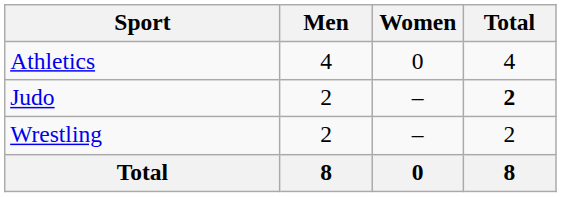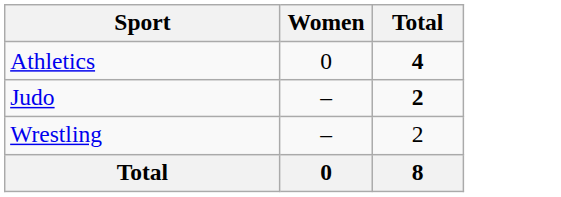- column: (326, 23)
(509, 60) normal -> (418, 60) bold
